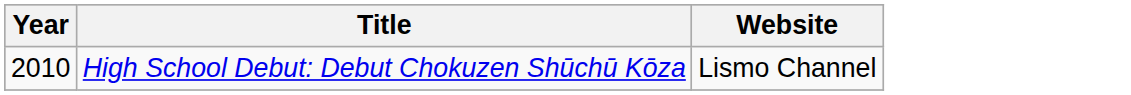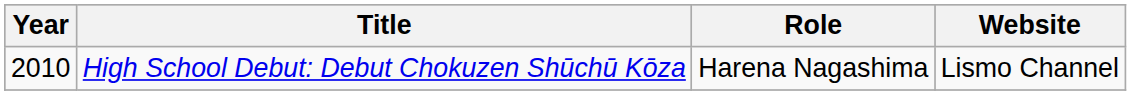+ column: (813, 25)
